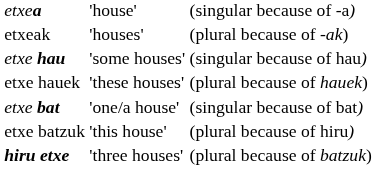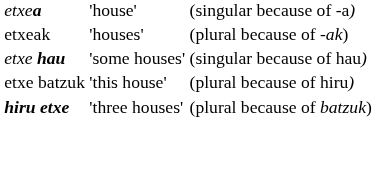- row: (42, 82)
- row: (32, 106)
